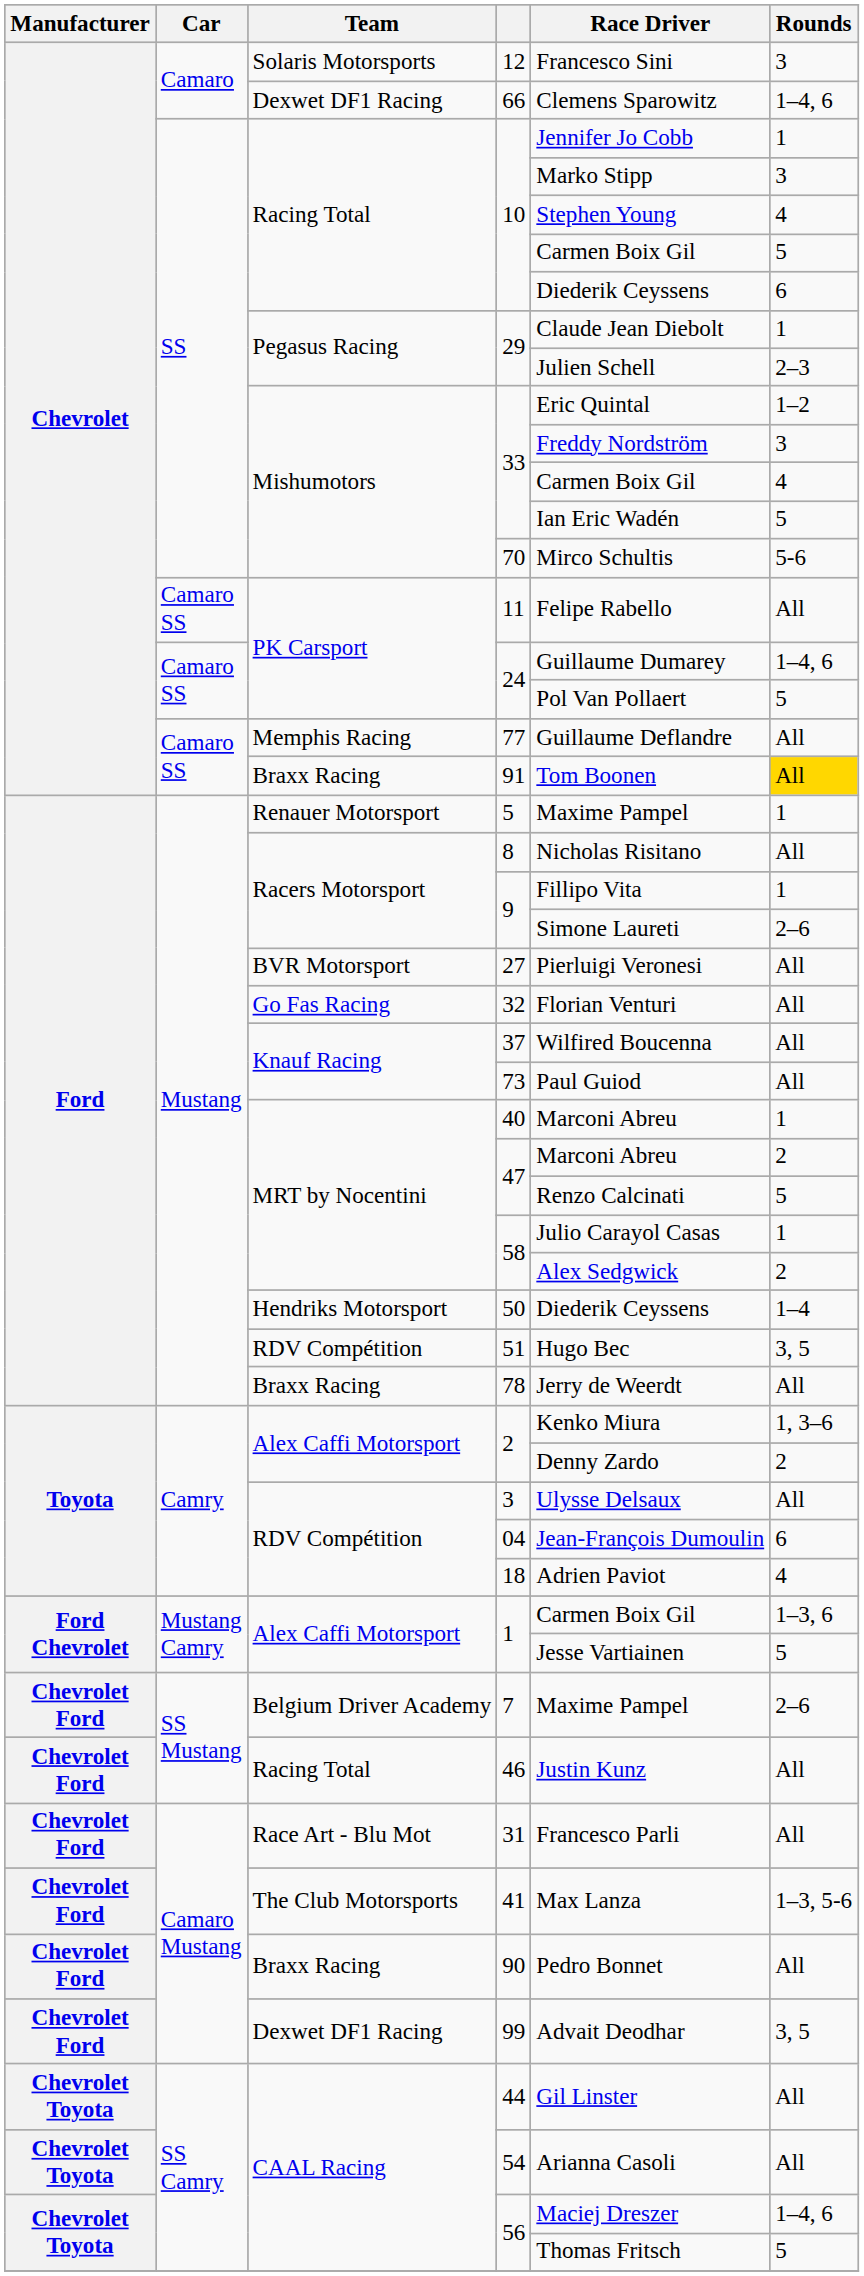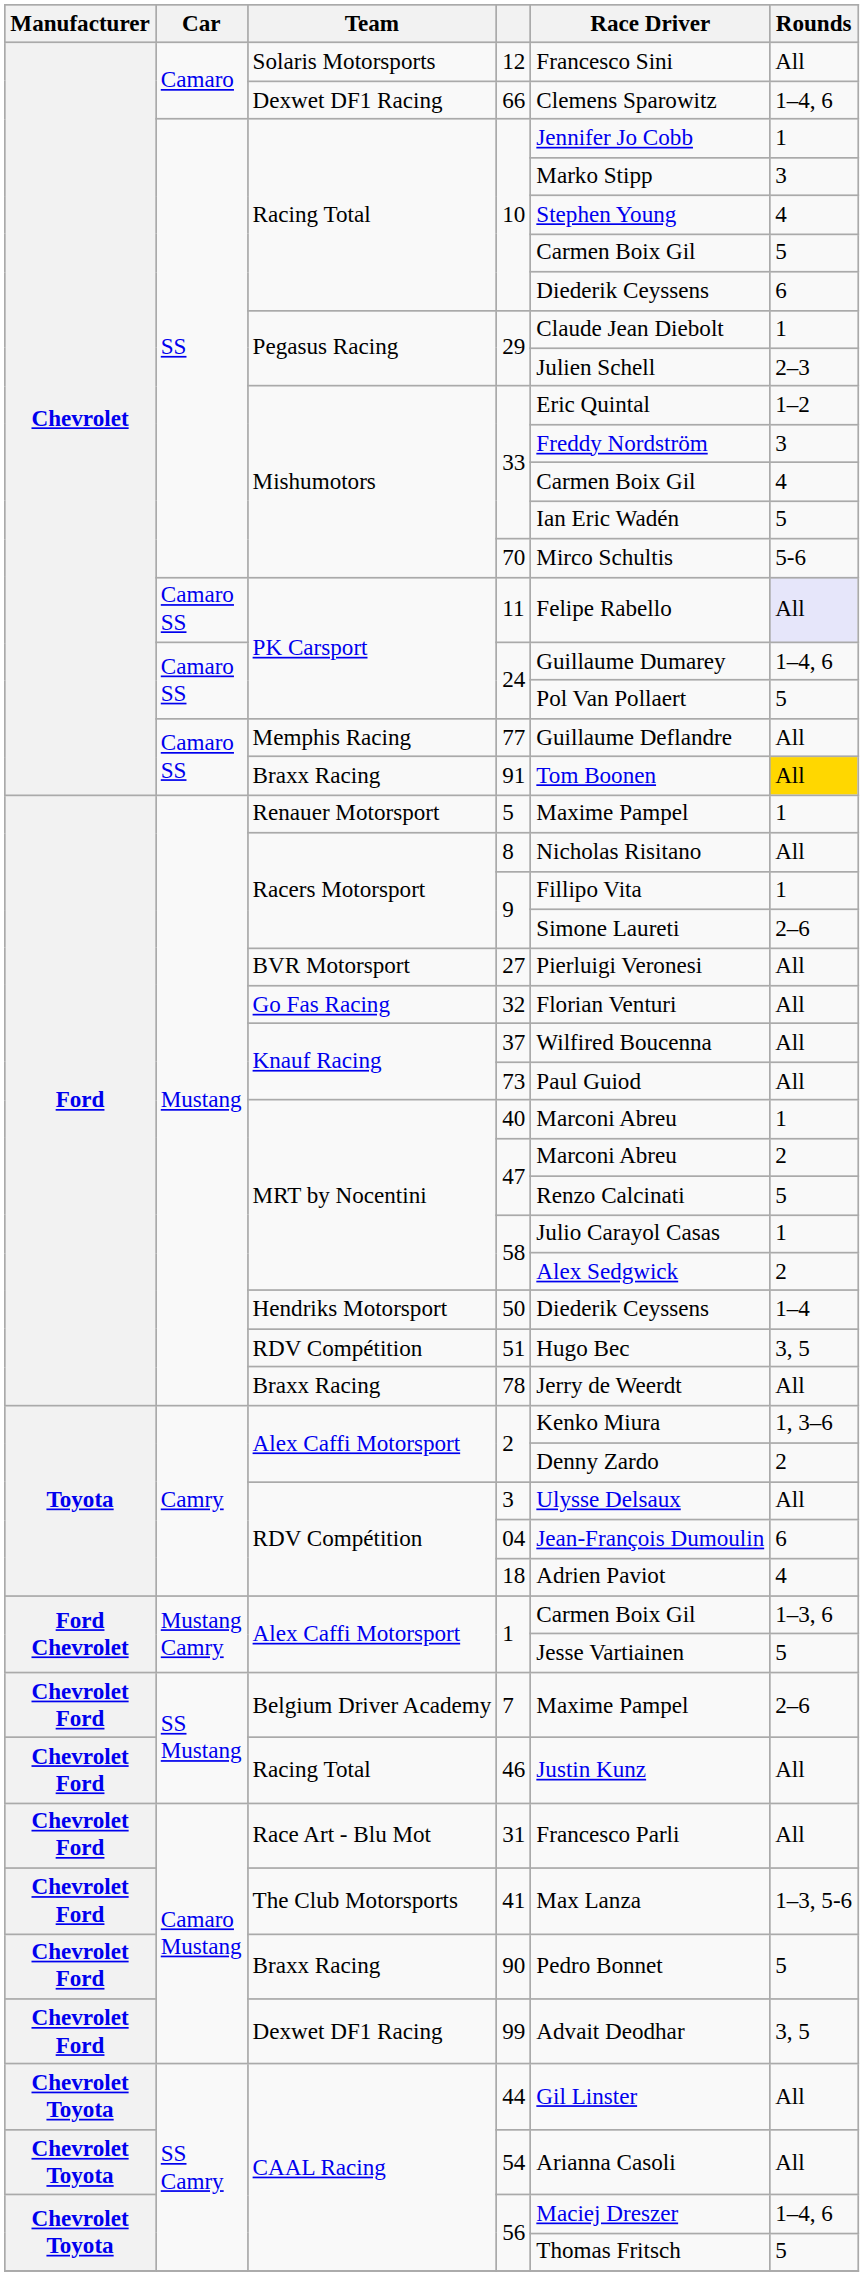(781, 61) 3 -> (790, 61) All
(790, 608) no background -> (790, 608) lavender background
(790, 1965) All -> (781, 1965) 5
